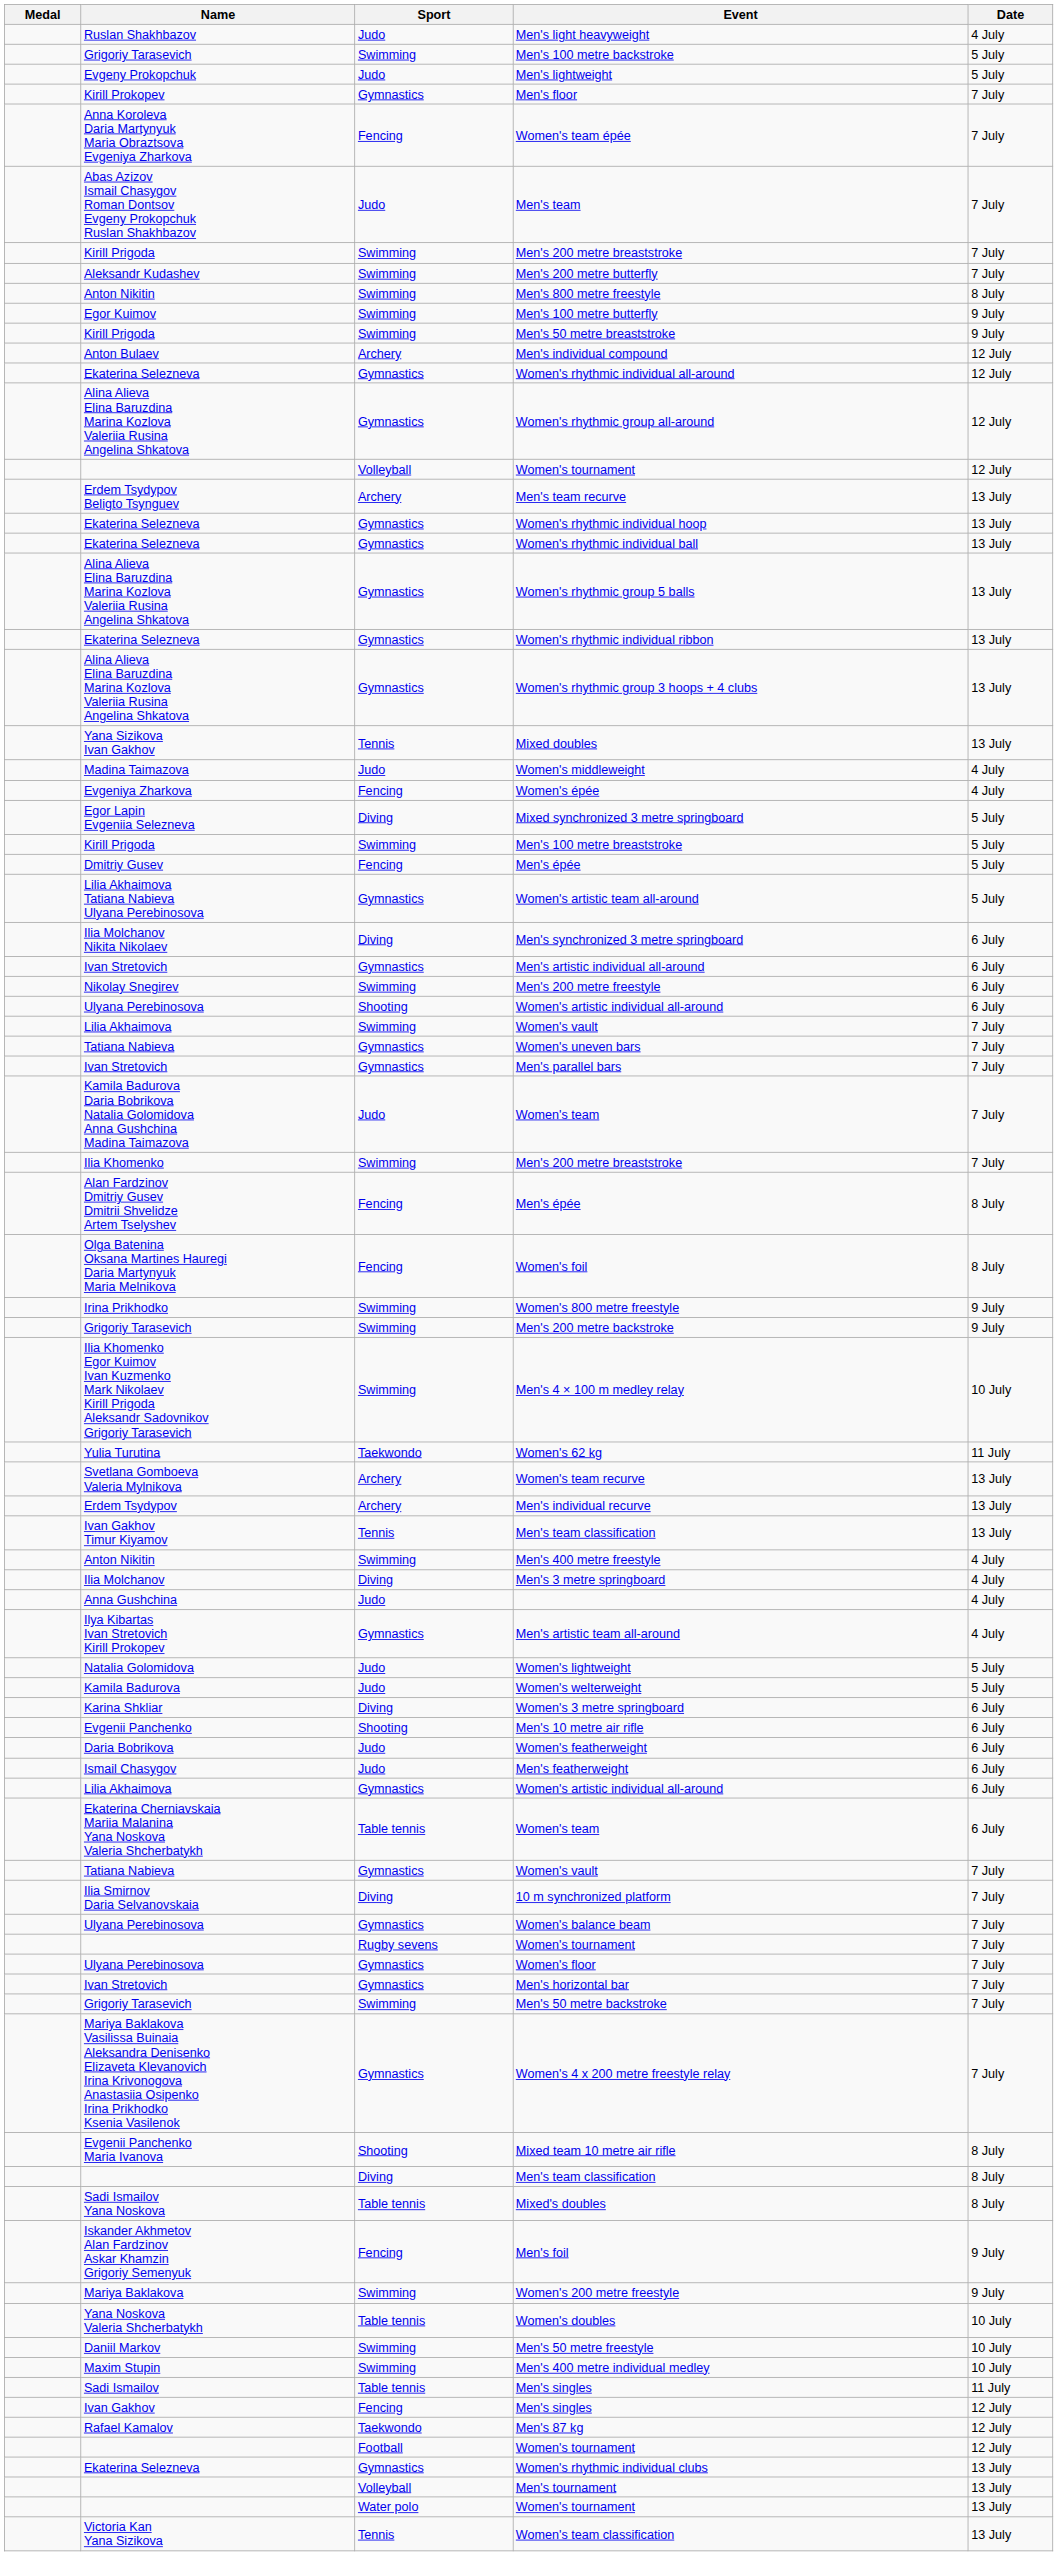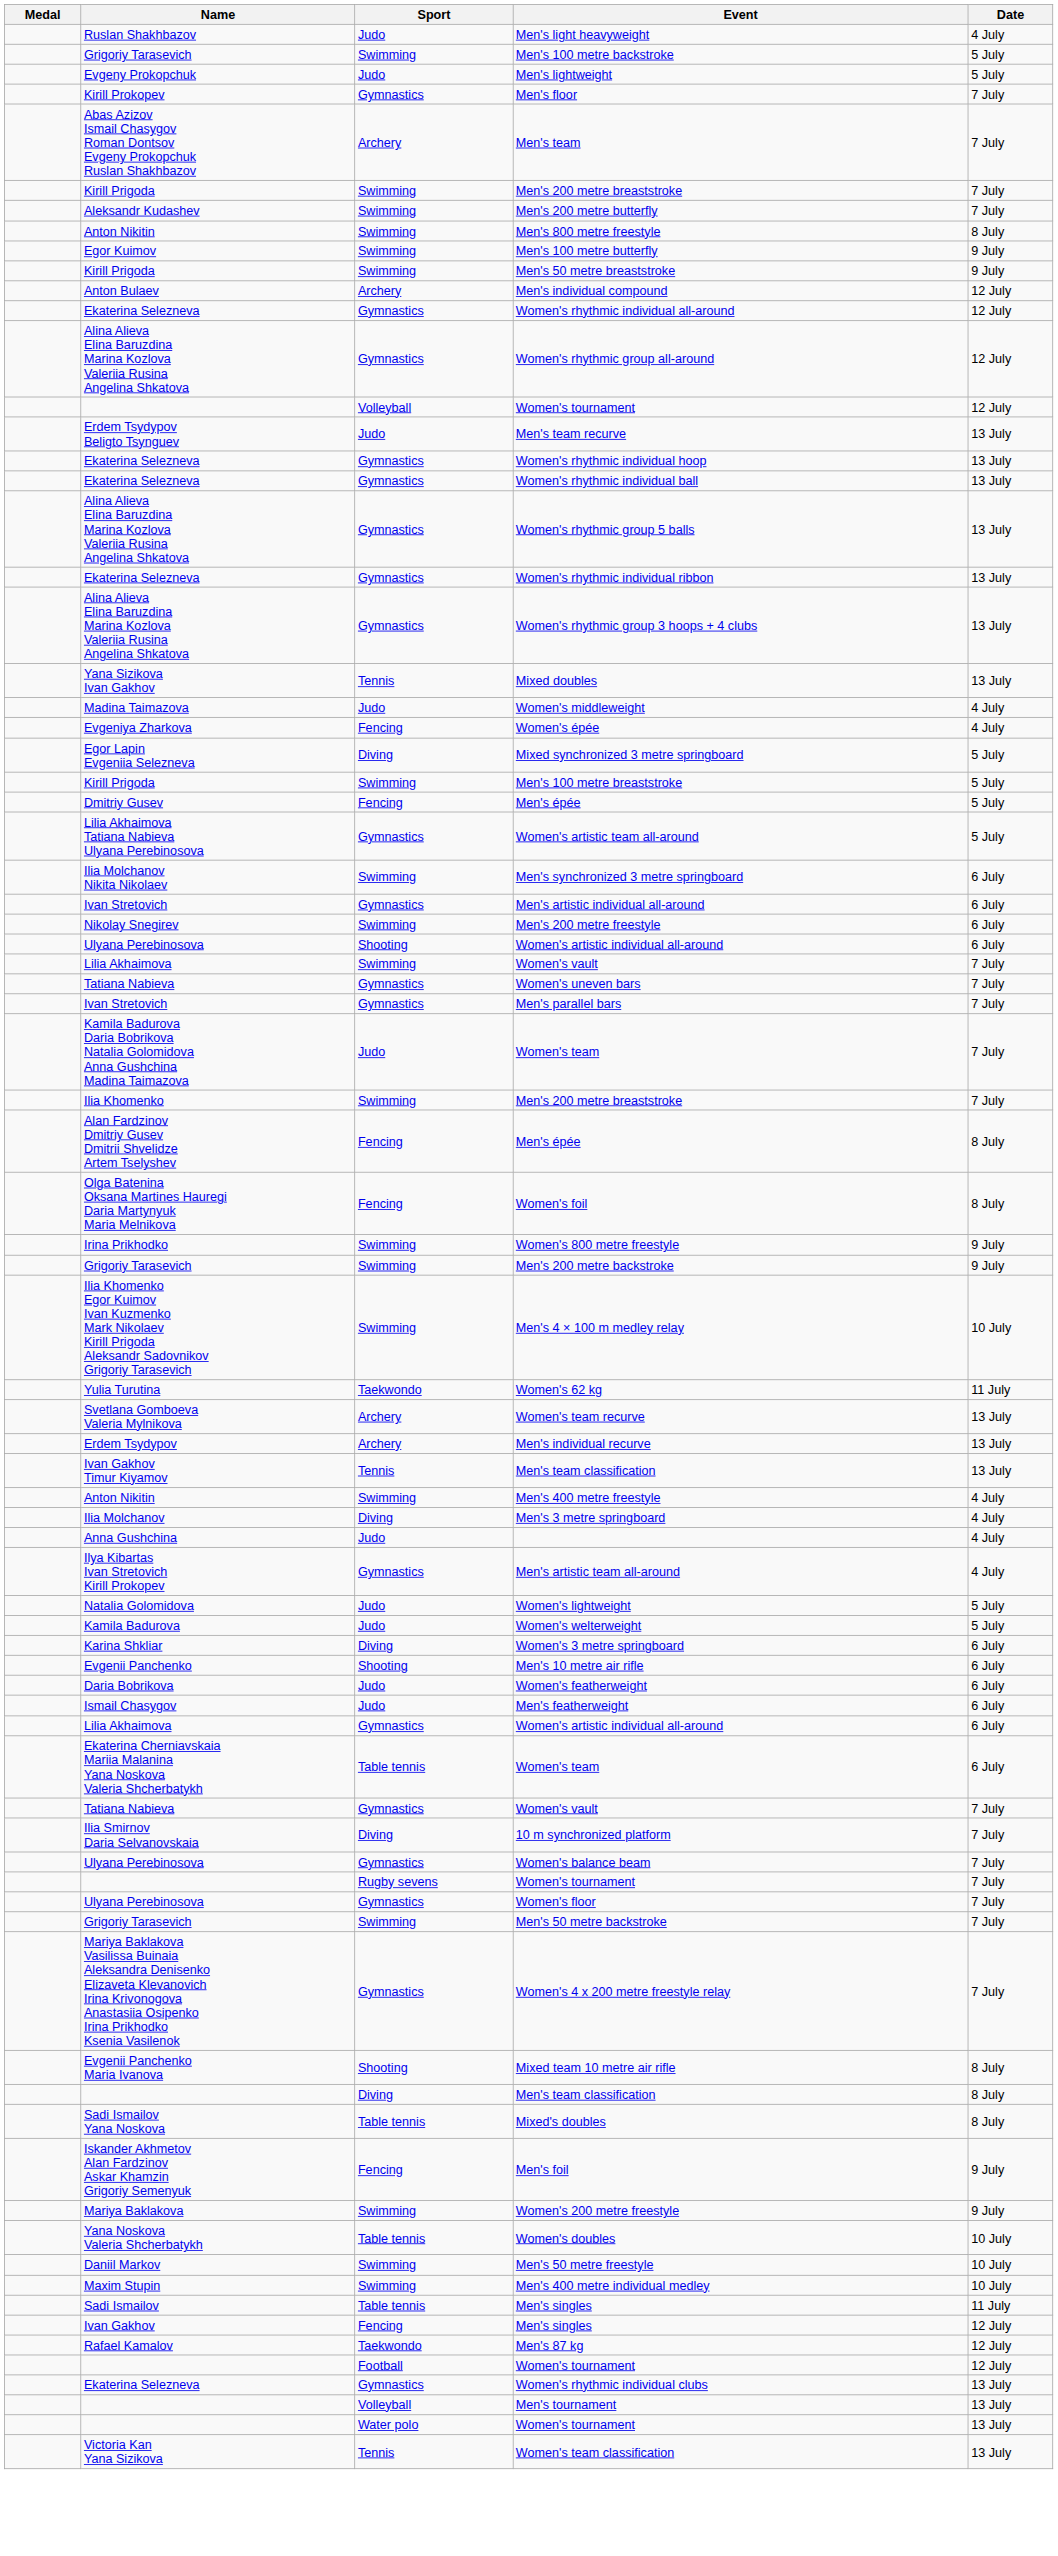- row: (138, 136)
(372, 205) Judo -> (380, 143) Archery
(380, 496) Archery -> (372, 434) Judo
(375, 939) Diving -> (387, 877) Swimming
- row: (126, 1984)
